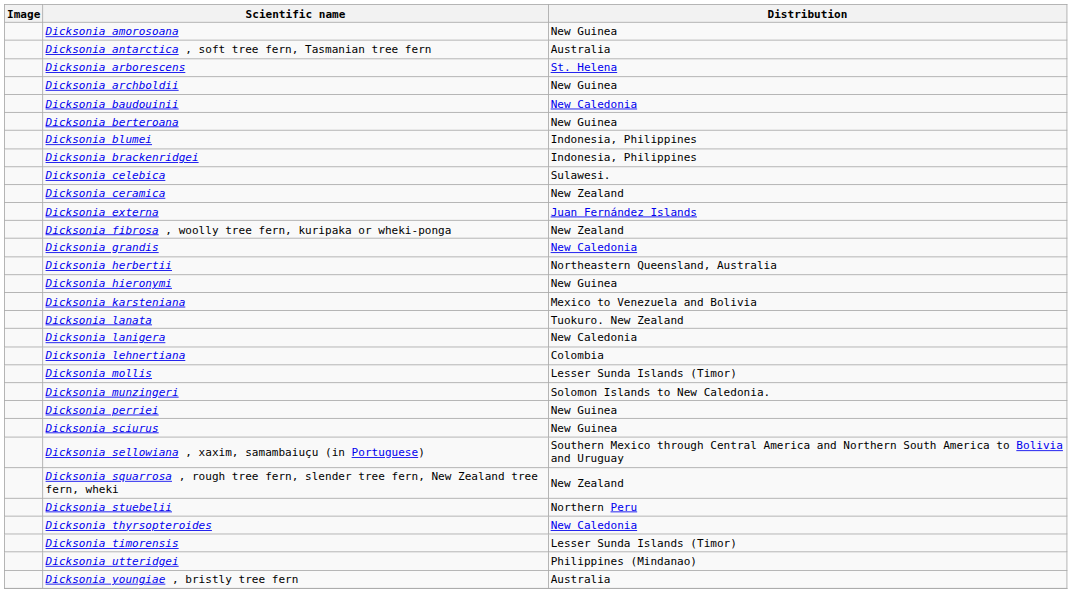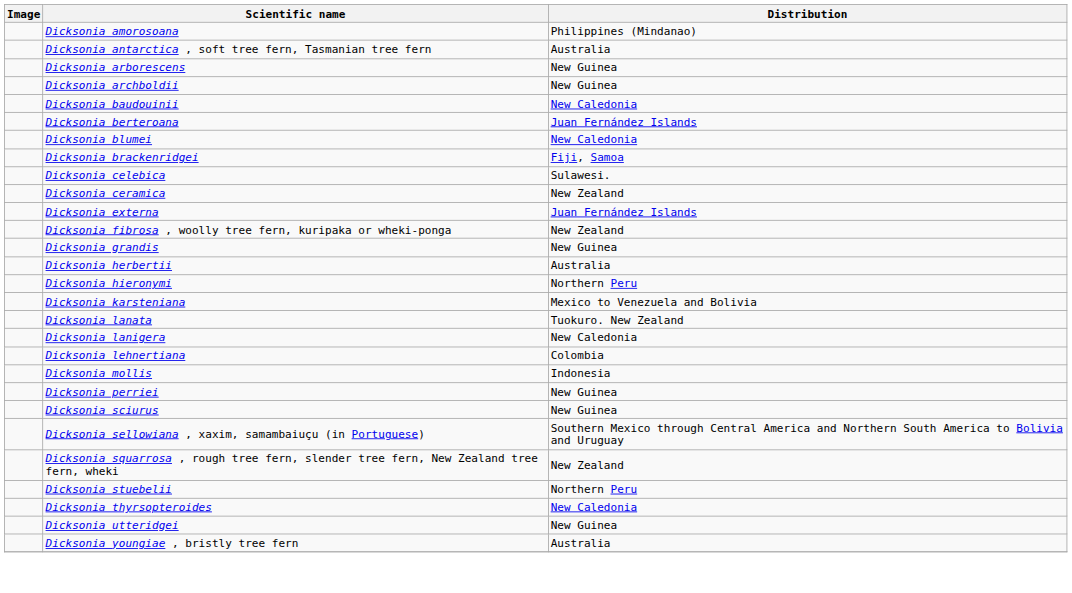(584, 31) New Guinea -> (624, 31) Philippines (Mindanao)
(584, 67) St. Helena -> (584, 67) New Guinea
(584, 121) New Guinea -> (624, 121) Juan Fernández Islands
(624, 139) Indonesia, Philippines -> (594, 139) New Caledonia
(624, 158) Indonesia, Philippines -> (587, 158) Fiji, Samoa
(594, 248) New Caledonia -> (584, 248) New Guinea
(664, 266) Northeastern Queensland, Australia -> (581, 266) Australia
(584, 284) New Guinea -> (594, 284) Northern Peru
(644, 374) Lesser Sunda Islands (Timor) -> (581, 374) Indonesia
- row: (112, 392)
- row: (112, 543)
(624, 561) Philippines (Mindanao) -> (584, 525) New Guinea
